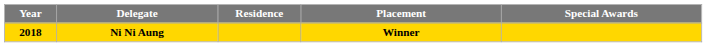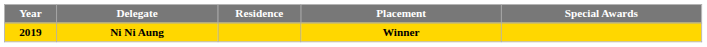(30, 32) 2018 -> (30, 32) 2019
